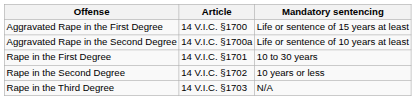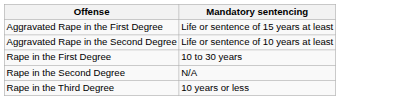- column: (217, 12)
(291, 73) 10 years or less -> (189, 73) N/A
(265, 88) N/A -> (215, 88) 10 years or less
